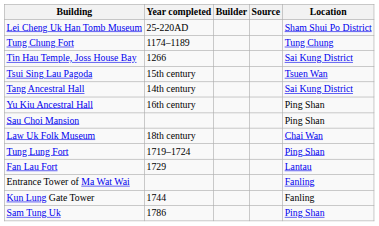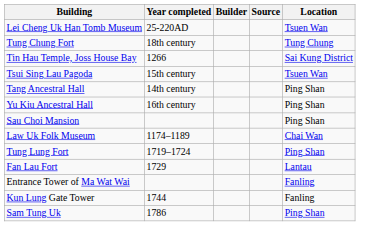(328, 27) Sham Shui Po District -> (306, 27) Tsuen Wan
(168, 43) 1174–1189 -> (171, 43) 18th century
(319, 89) Sai Kung District -> (305, 89) Ping Shan
(171, 136) 18th century -> (168, 136) 1174–1189
